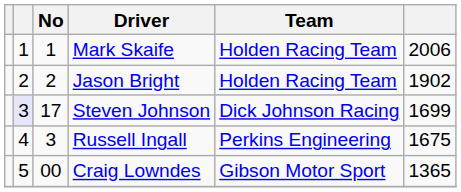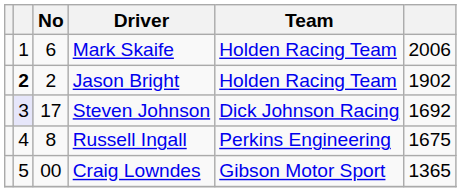(51, 50) 1 -> (51, 50) 6
(24, 80) normal -> (24, 80) bold
(430, 110) 1699 -> (430, 110) 1692
(51, 140) 3 -> (51, 140) 8
